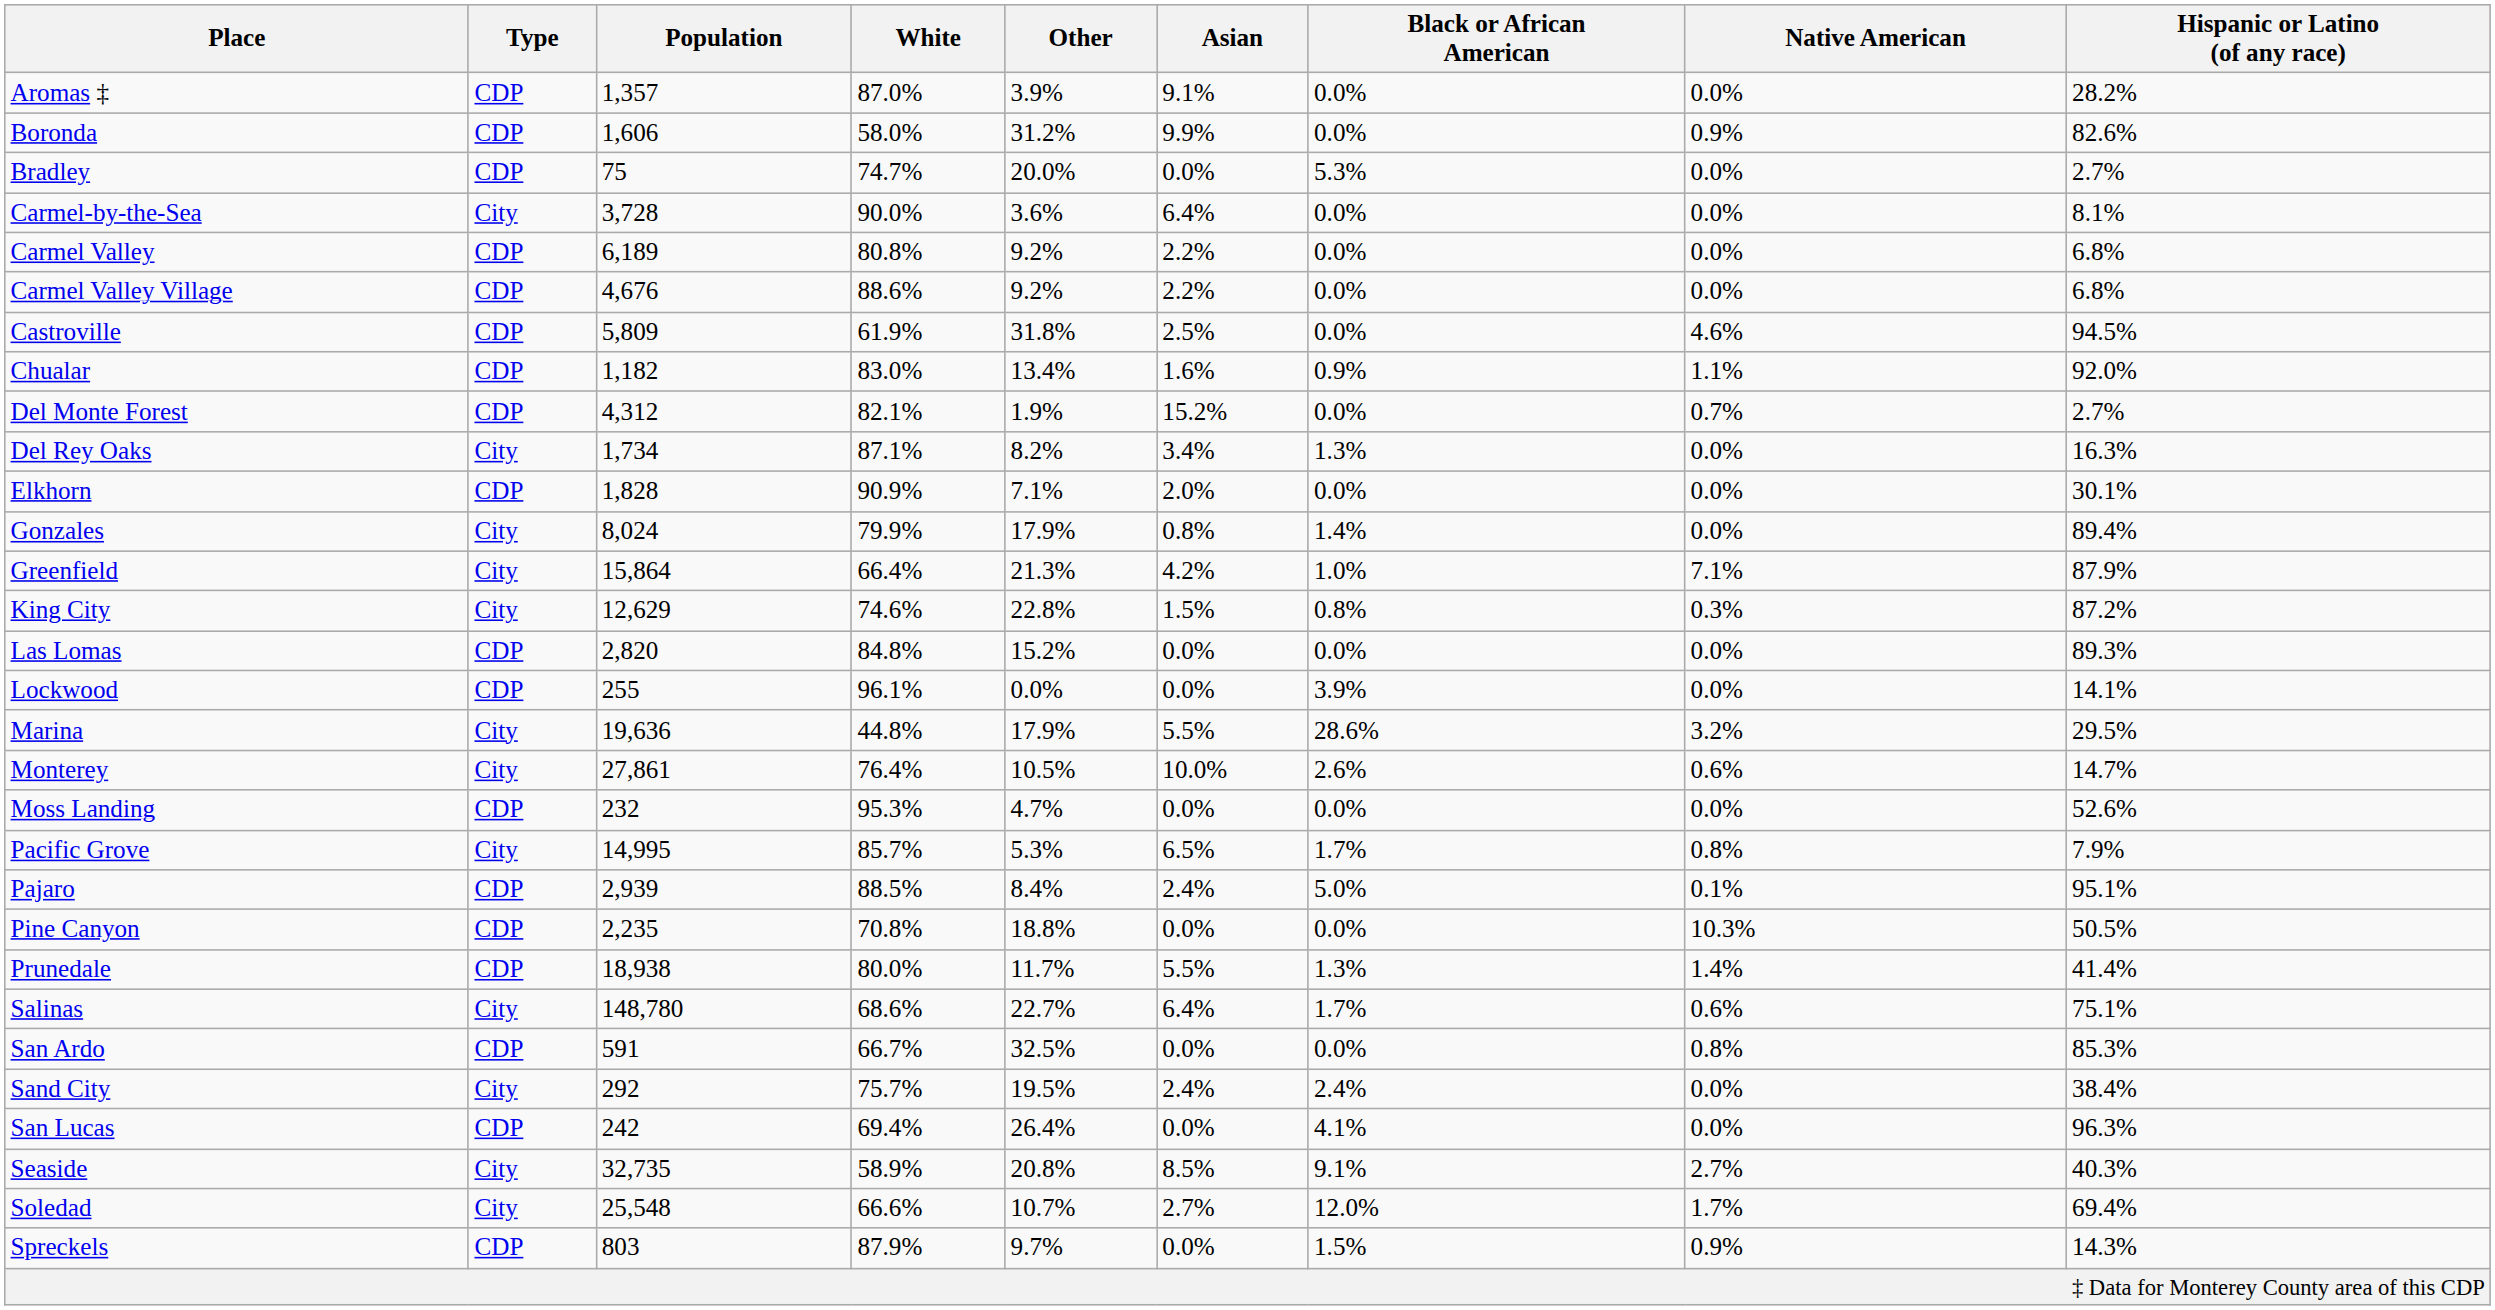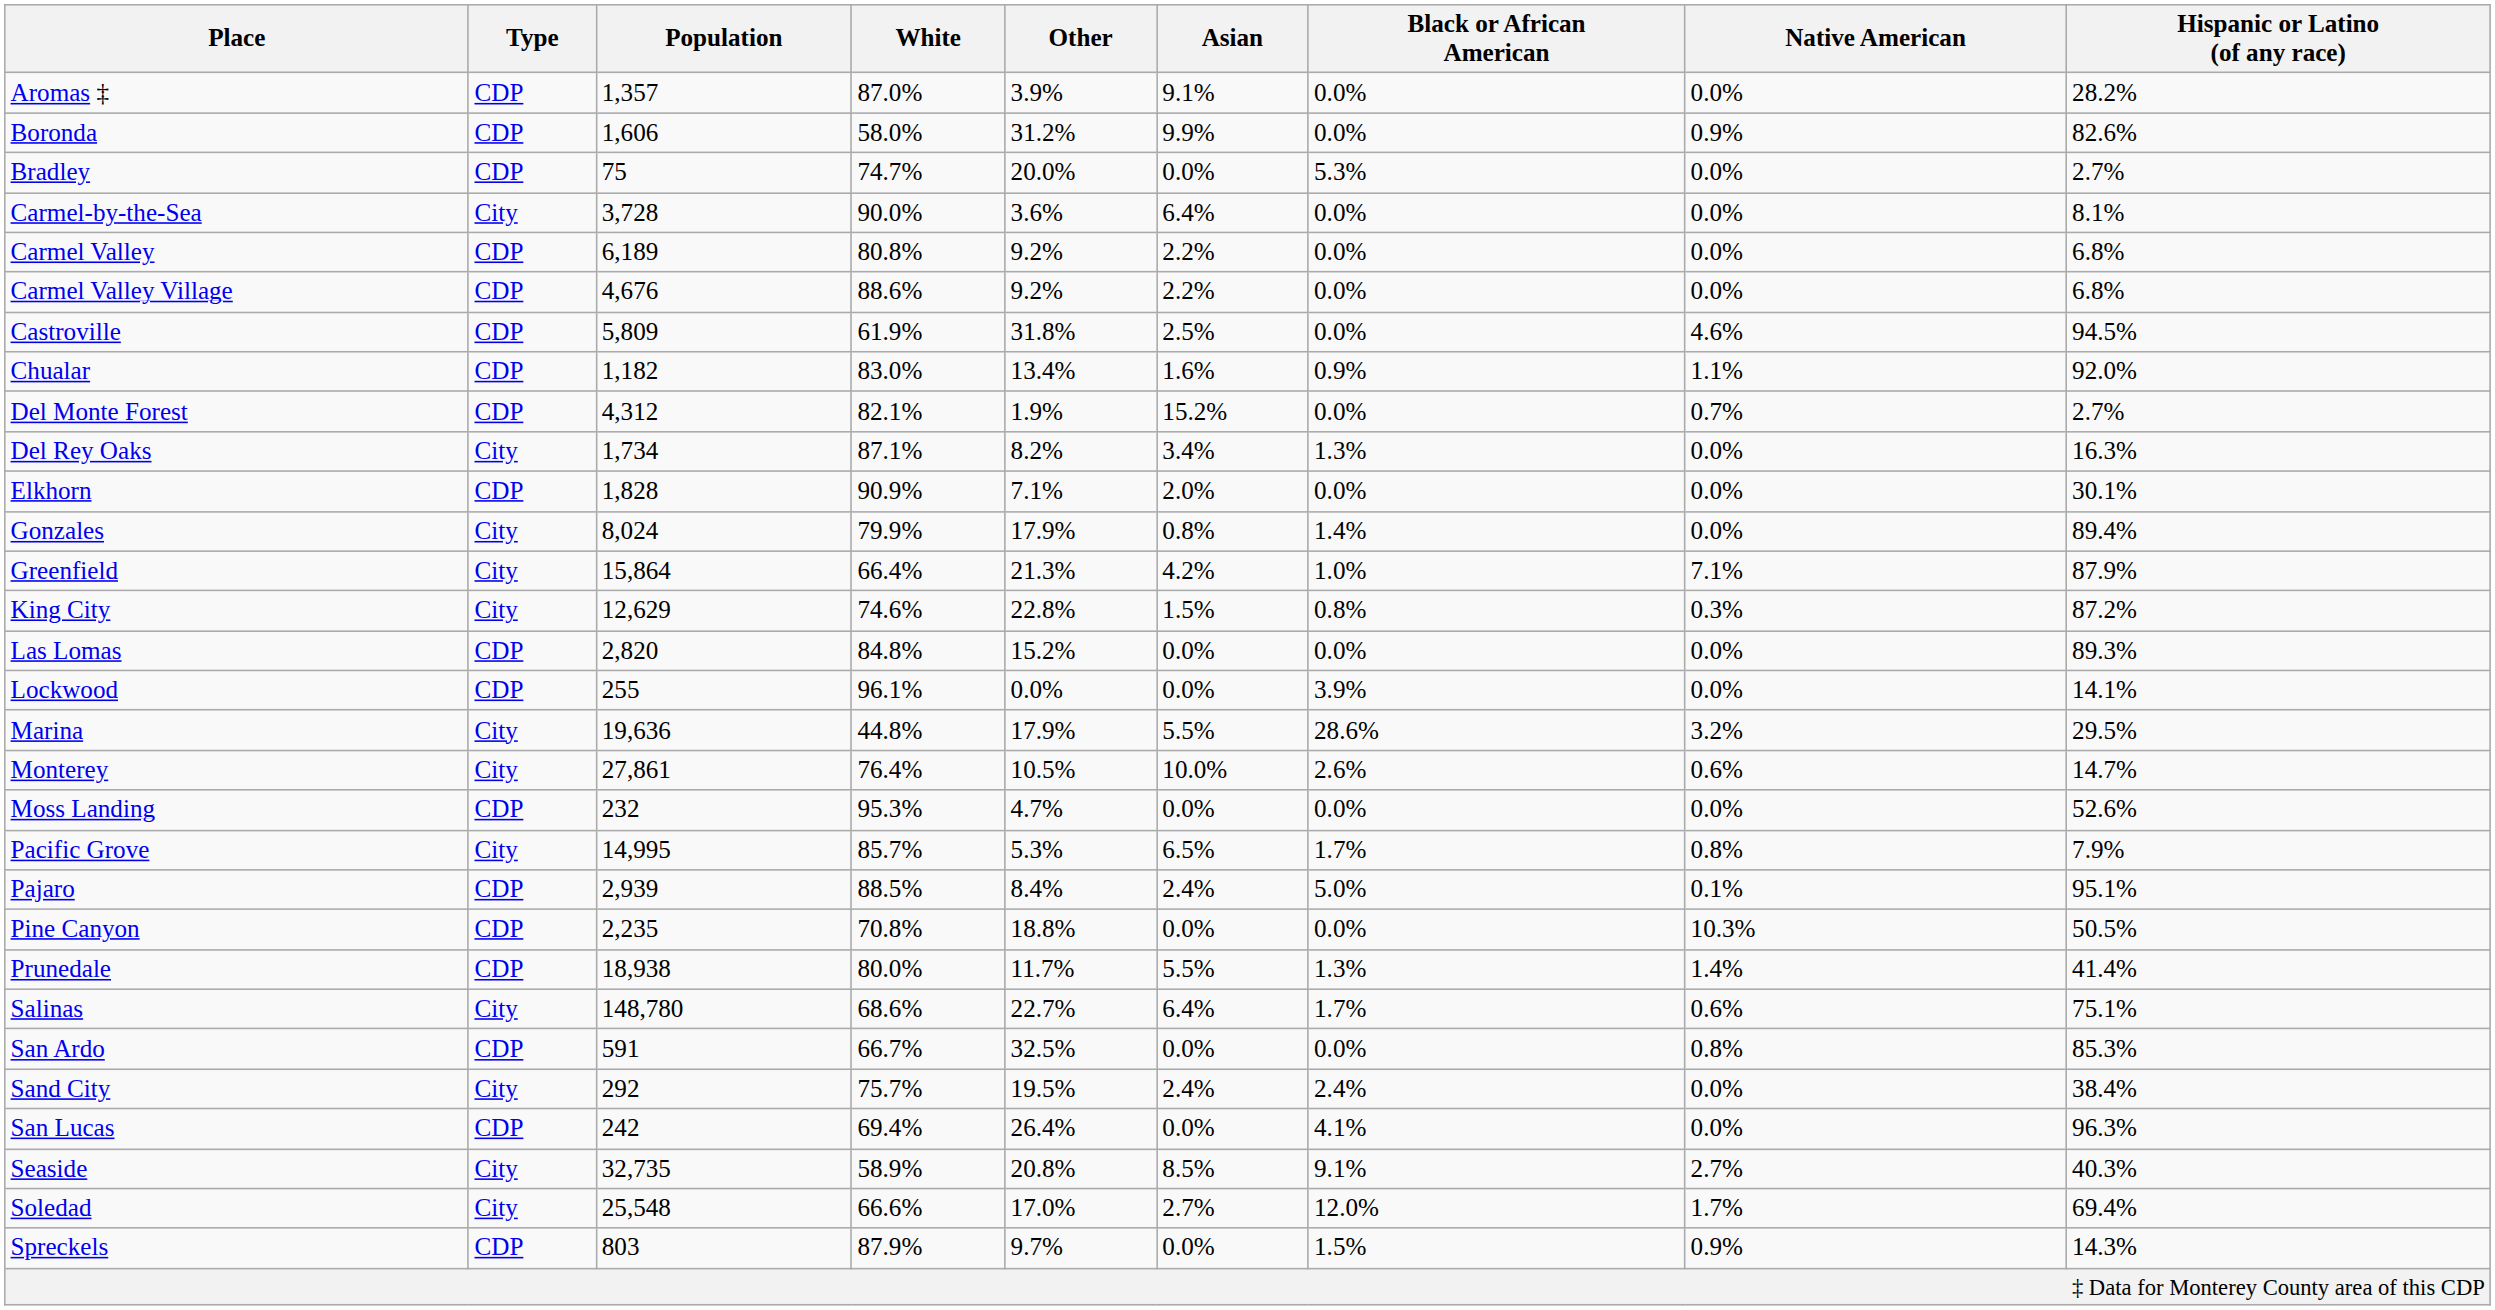(1043, 1208) 10.7% -> (1043, 1208) 17.0%
